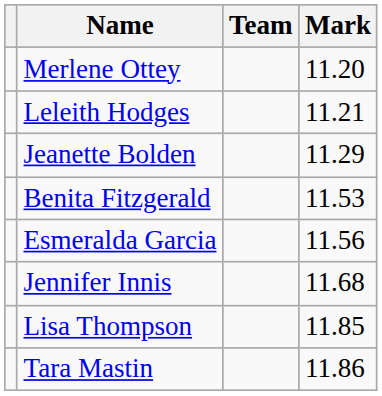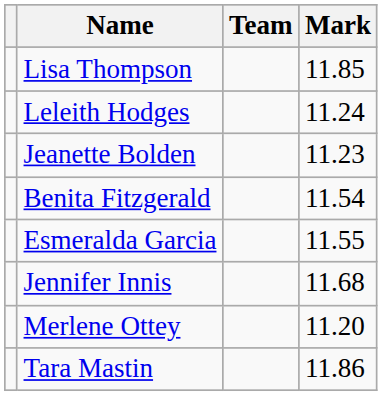rows swapped: (102, 68) <-> (108, 326)
(335, 111) 11.21 -> (335, 111) 11.24
(335, 154) 11.29 -> (335, 154) 11.23
(335, 197) 11.53 -> (335, 197) 11.54
(335, 240) 11.56 -> (335, 240) 11.55
